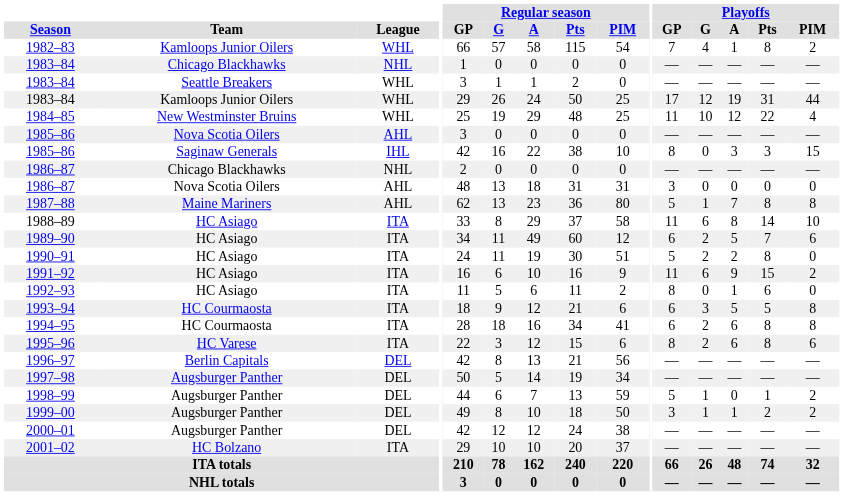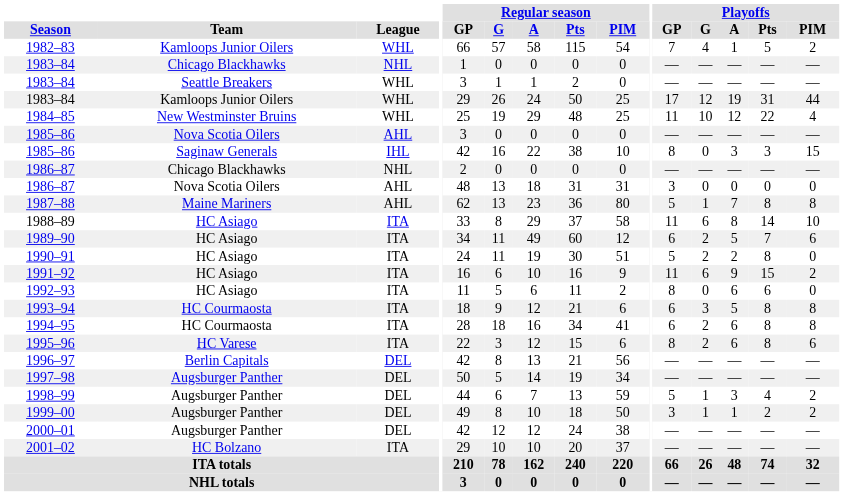(767, 47) 8 -> (767, 47) 5
(734, 291) 1 -> (734, 291) 6
(767, 308) 5 -> (767, 308) 8
(734, 395) 0 -> (734, 395) 3
(767, 395) 1 -> (767, 395) 4
